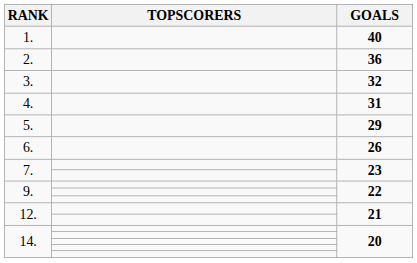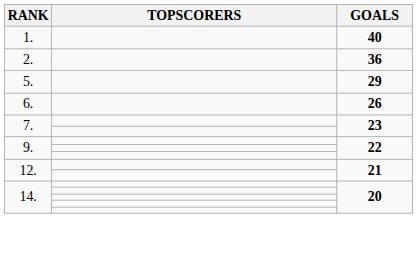- row: (28, 81)
- row: (28, 103)
